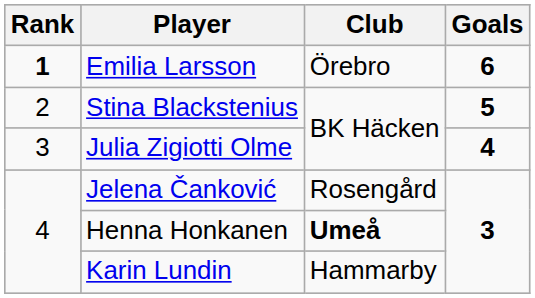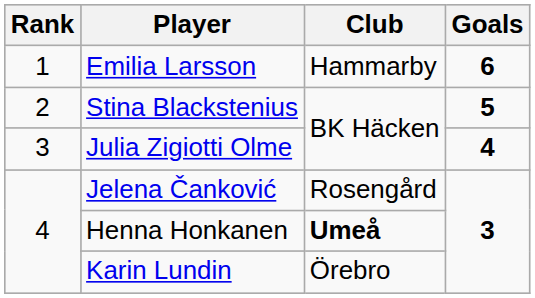(42, 66) bold -> (42, 66) normal
(350, 66) Örebro -> (373, 66) Hammarby
(373, 271) Hammarby -> (350, 271) Örebro
